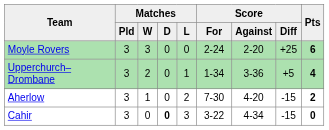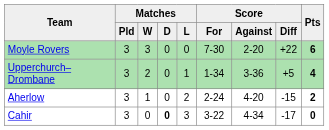(214, 50) 2-24 -> (214, 50) 7-30
(288, 50) +25 -> (288, 50) +22
(214, 98) 7-30 -> (214, 98) 2-24
(288, 116) -15 -> (288, 116) -17
